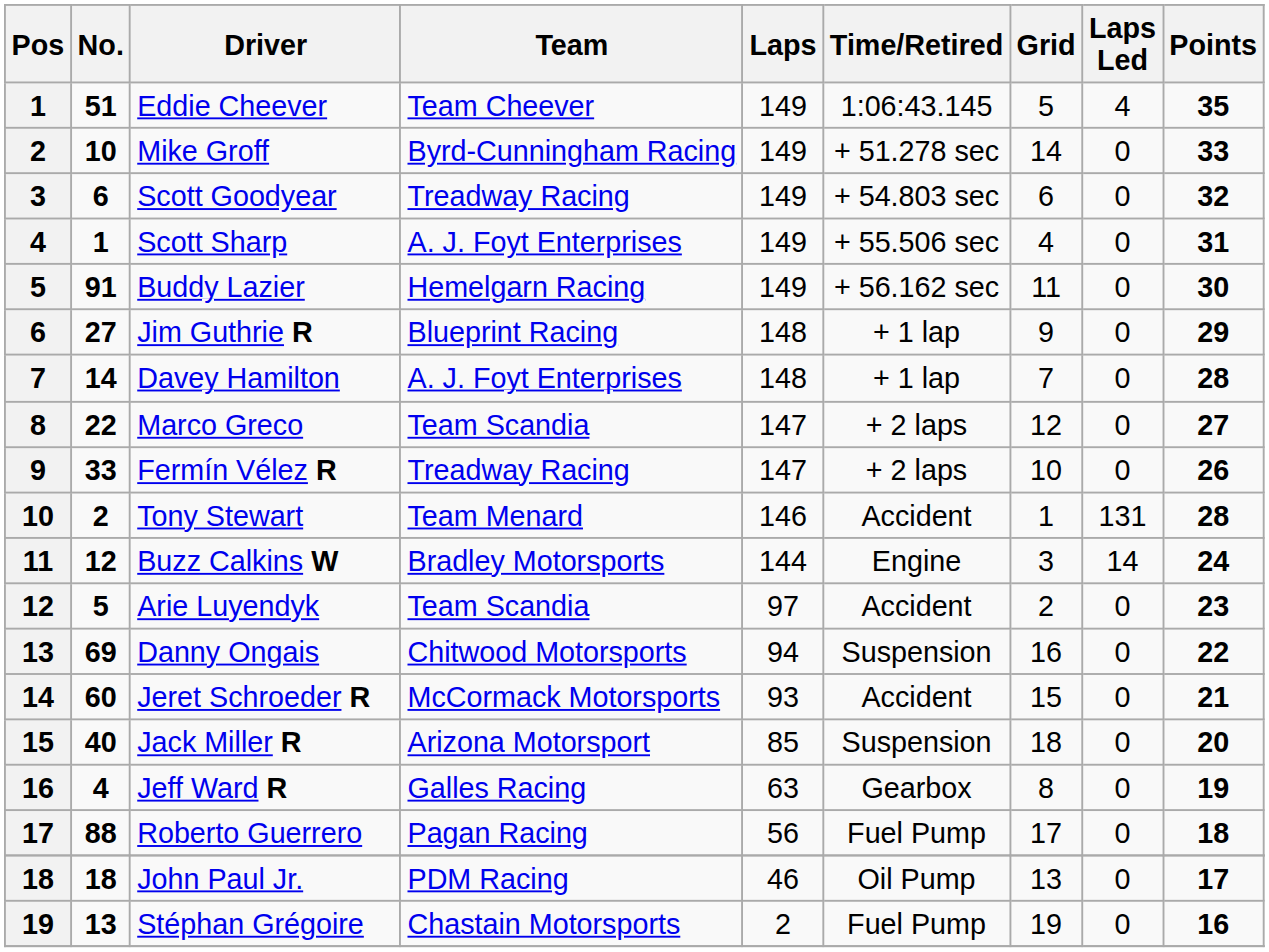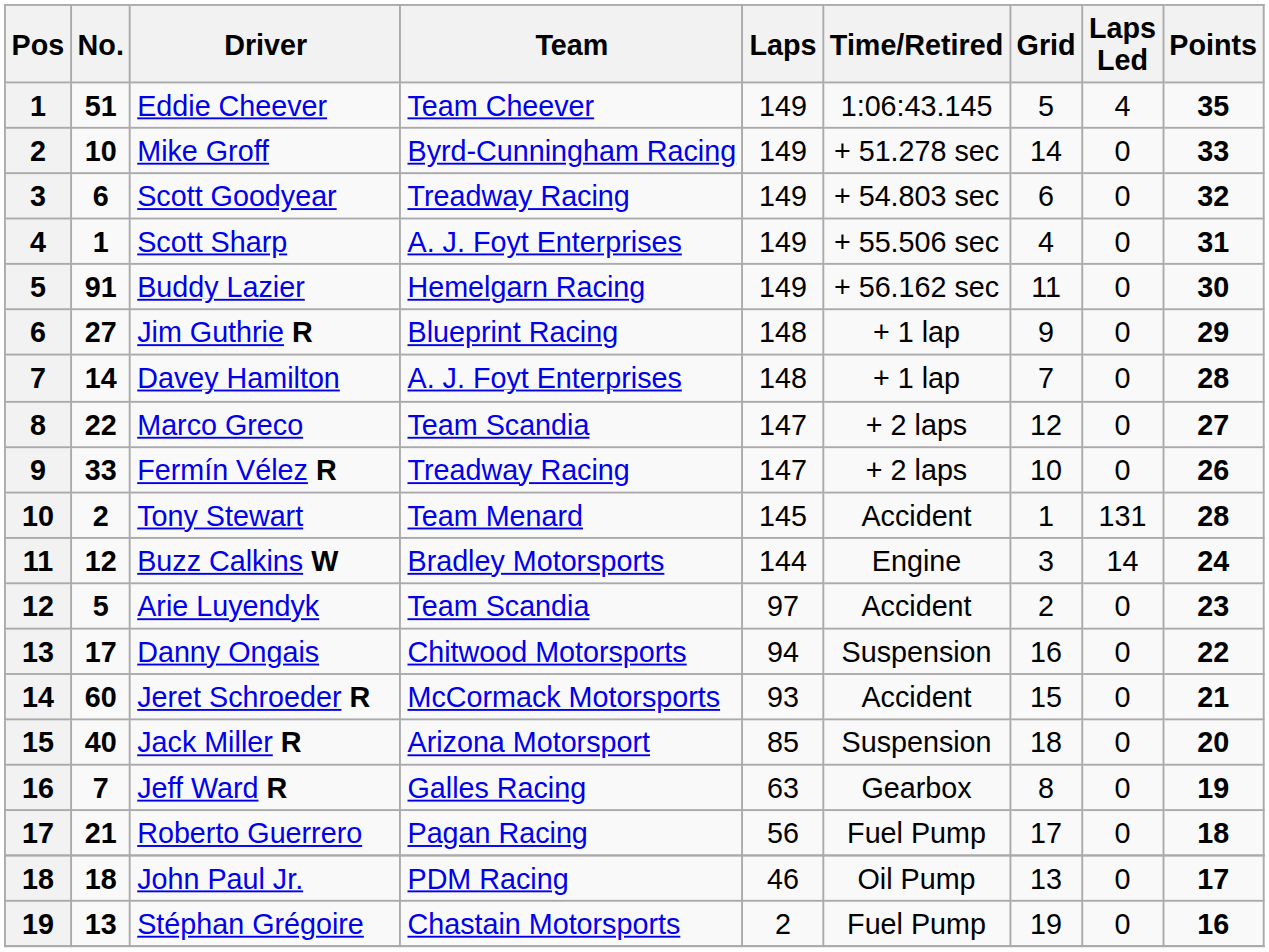(783, 515) 146 -> (783, 515) 145
(101, 651) 69 -> (101, 651) 17
(101, 788) 4 -> (101, 788) 7
(101, 833) 88 -> (101, 833) 21
